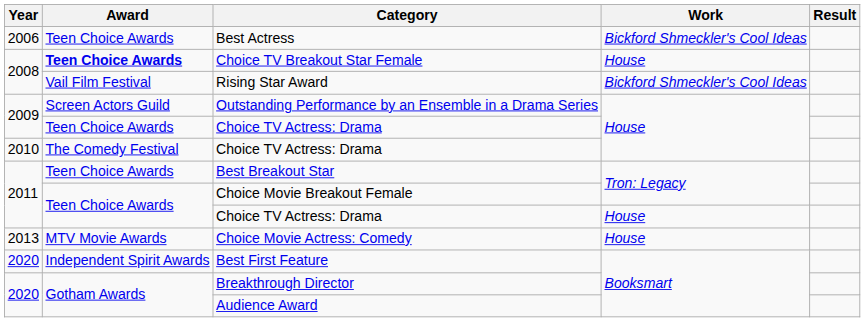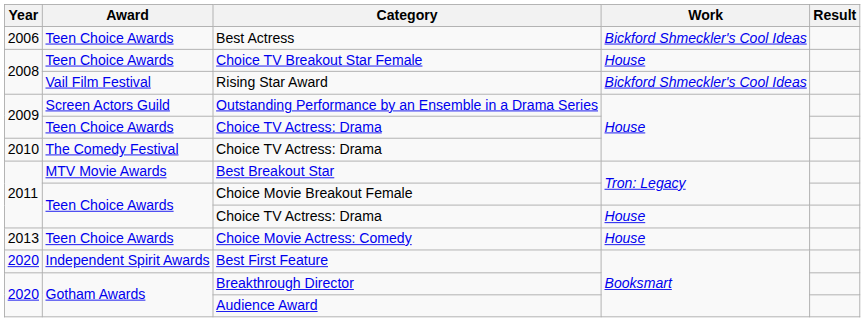(114, 60) bold -> (110, 60) normal
(110, 171) Teen Choice Awards -> (106, 171) MTV Movie Awards
(106, 238) MTV Movie Awards -> (110, 238) Teen Choice Awards
